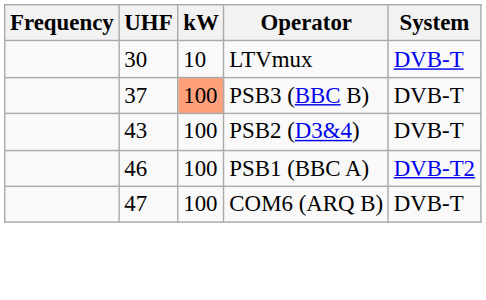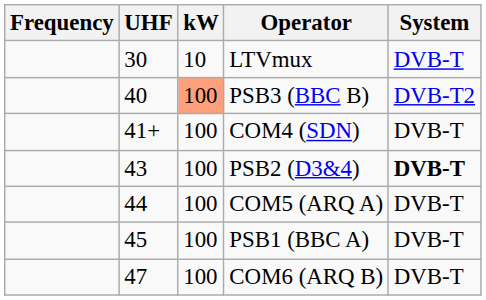(136, 95) 37 -> (136, 95) 40
(429, 95) DVB-T -> (434, 95) DVB-T2
+ row: (295, 131)
(429, 131) normal -> (429, 167) bold
+ row: (306, 204)
(136, 167) 46 -> (136, 240) 45
(434, 167) DVB-T2 -> (429, 240) DVB-T
